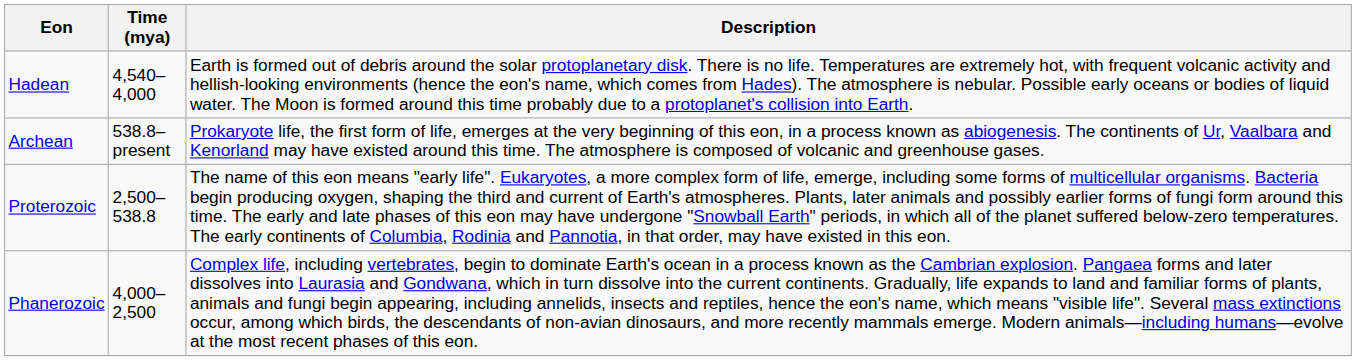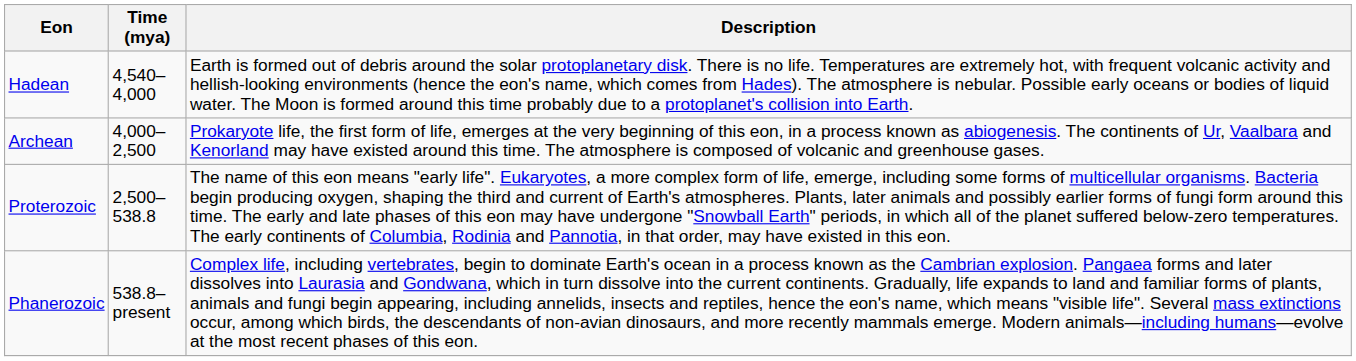(141, 141) 538.8–present -> (139, 141) 4,000–2,500
(139, 302) 4,000–2,500 -> (141, 302) 538.8–present
